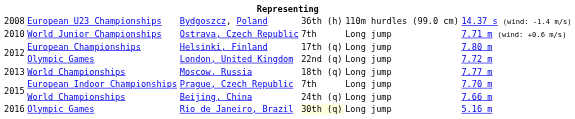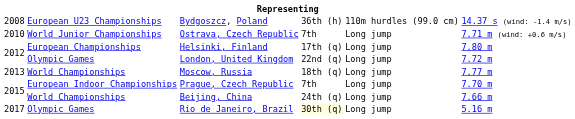(14, 109) 2016 -> (14, 109) 2017
